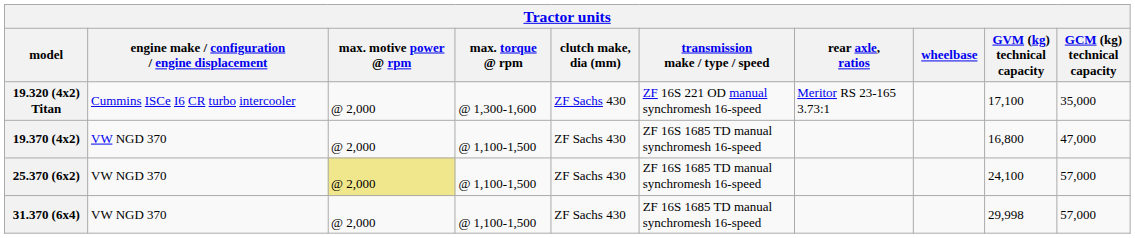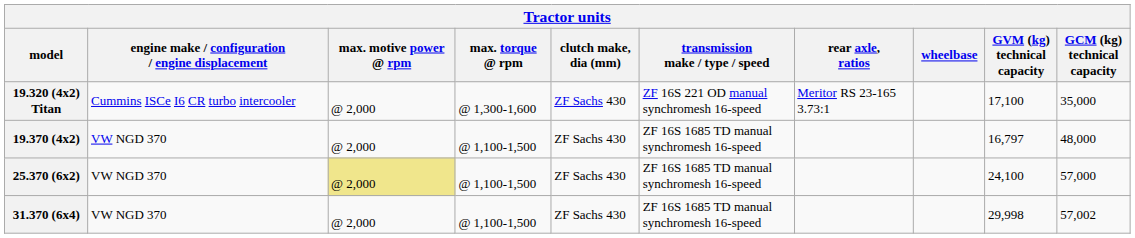(1006, 139) 16,800 -> (1006, 139) 16,797
(1078, 139) 47,000 -> (1078, 139) 48,000
(1078, 214) 57,000 -> (1078, 214) 57,002
